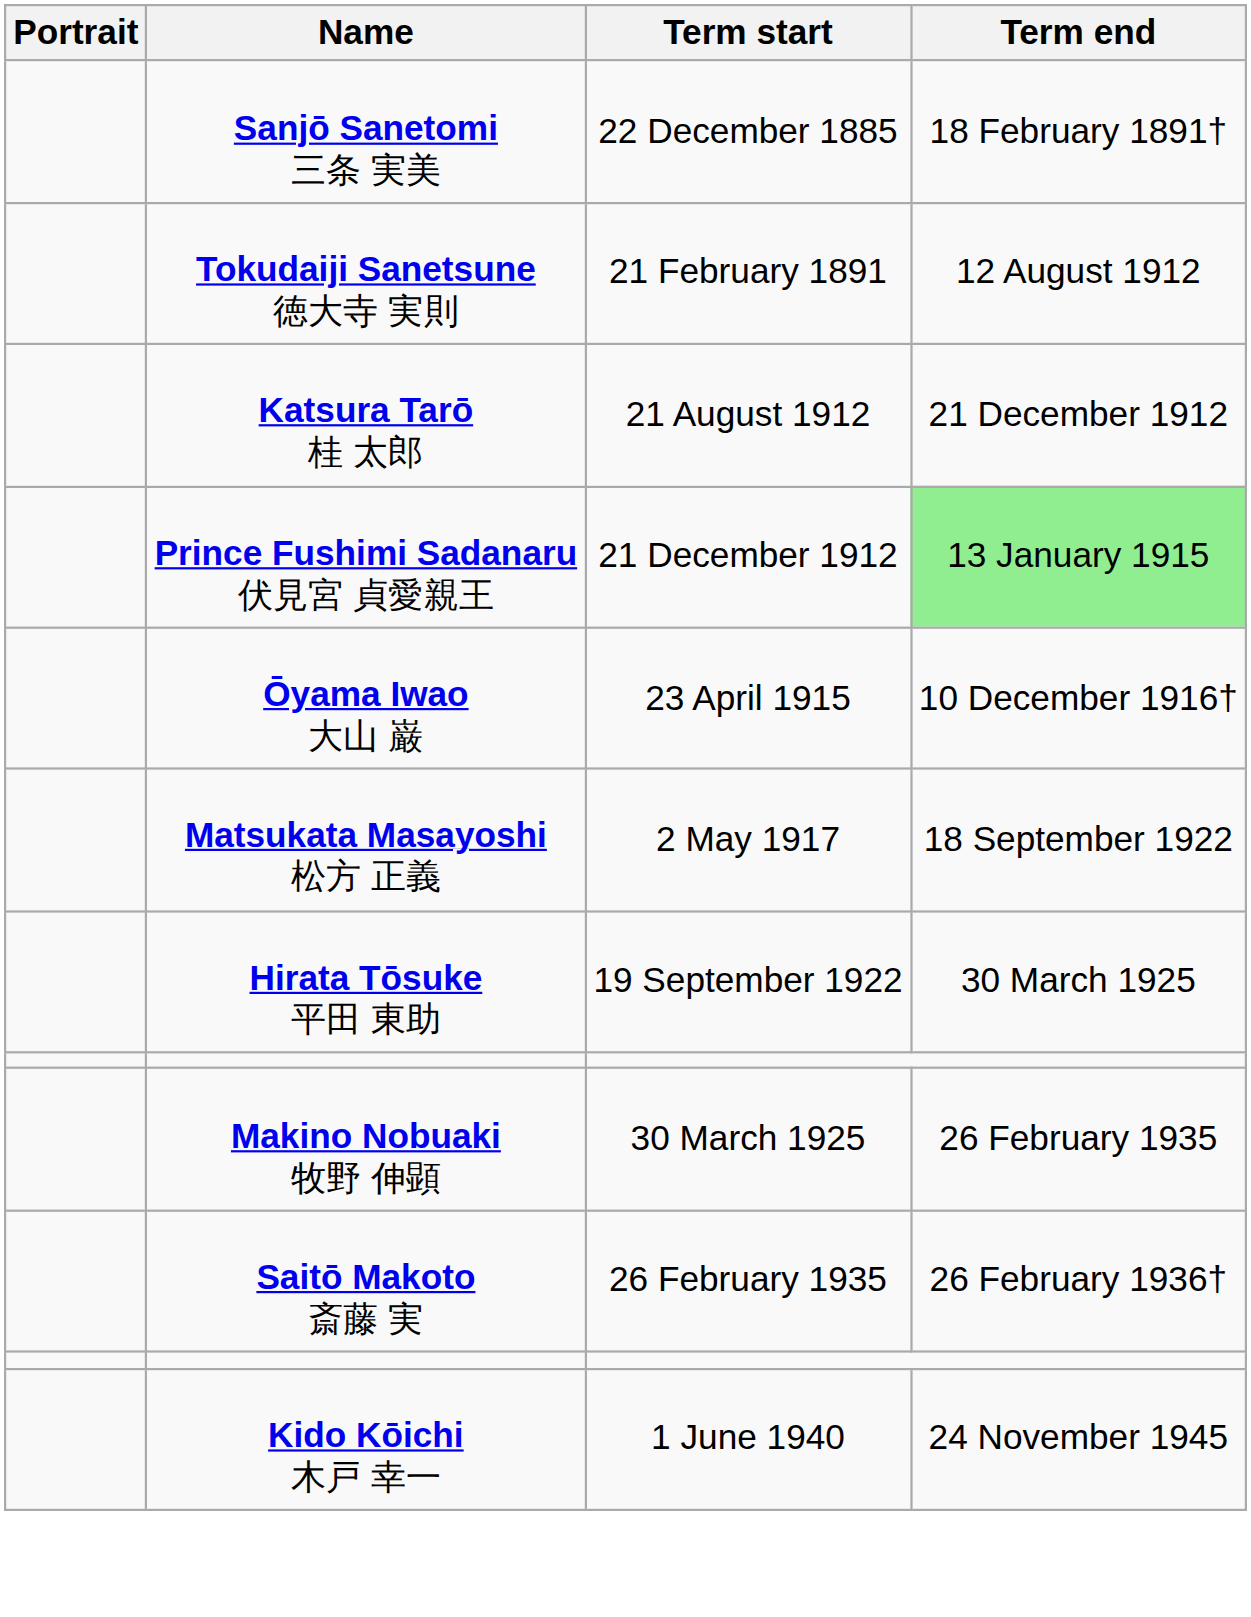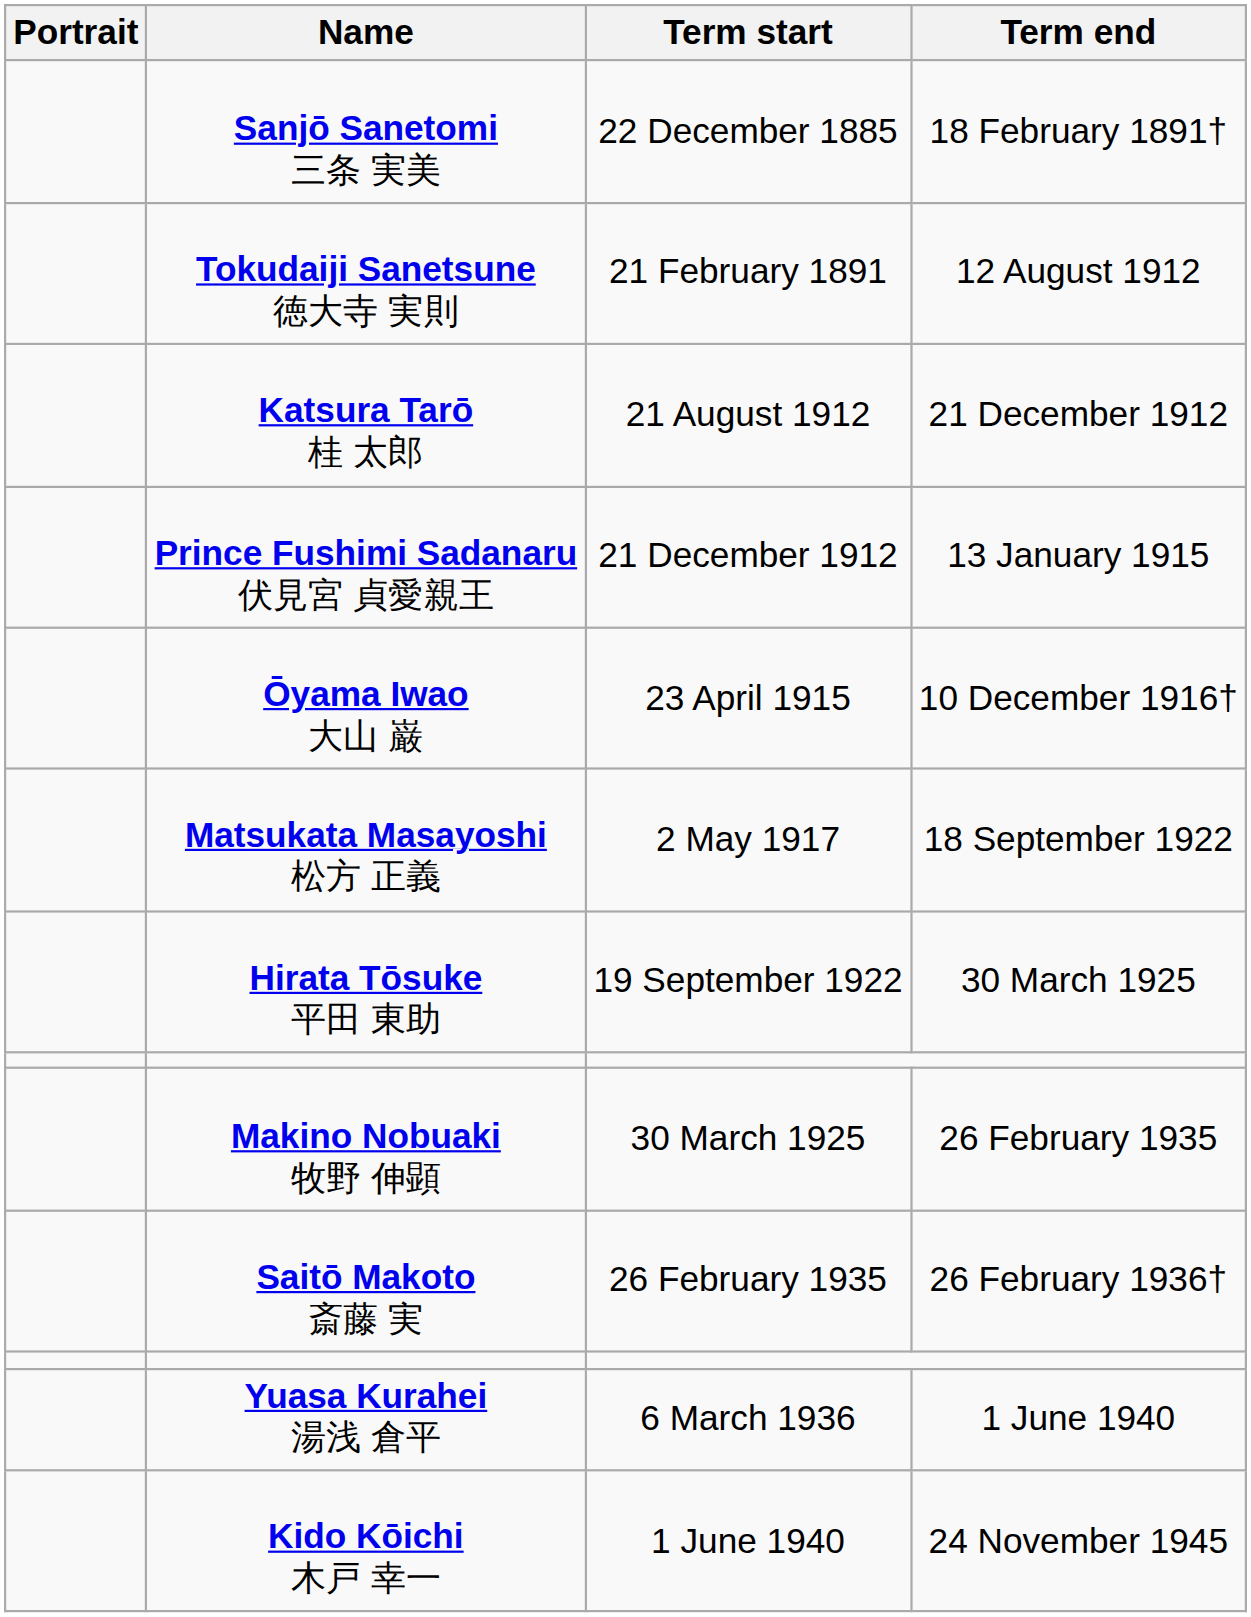(1078, 556) lightgreen background -> (1078, 556) no background
+ row: (366, 1416)
